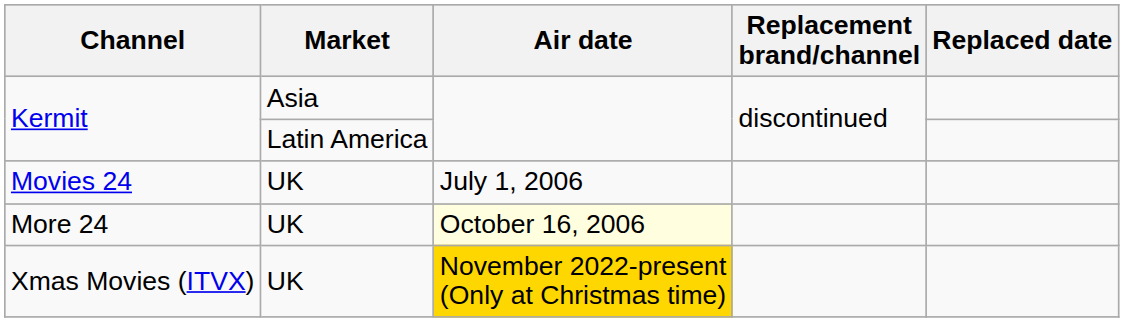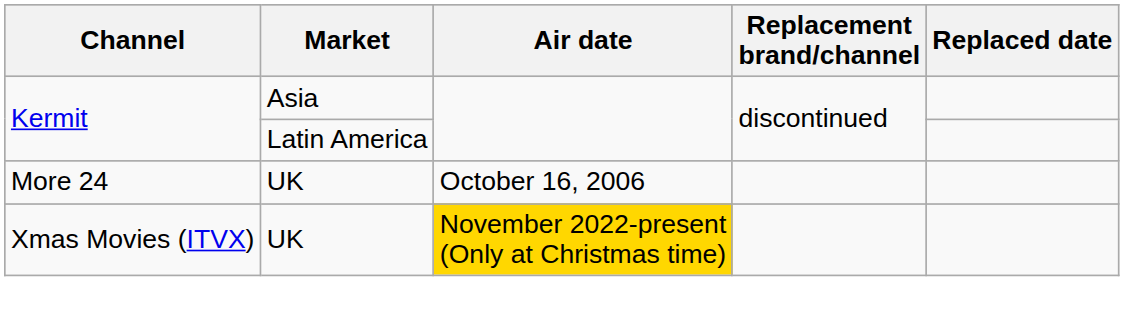- row: (71, 181)
(542, 223) lightyellow background -> (542, 181) no background
